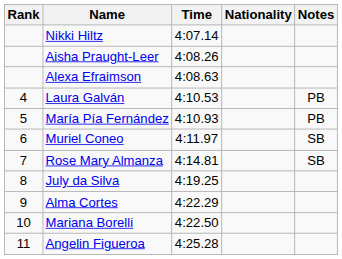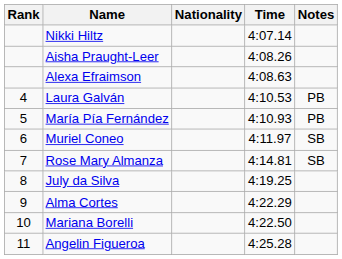columns swapped: (258, 14) <-> (197, 14)
